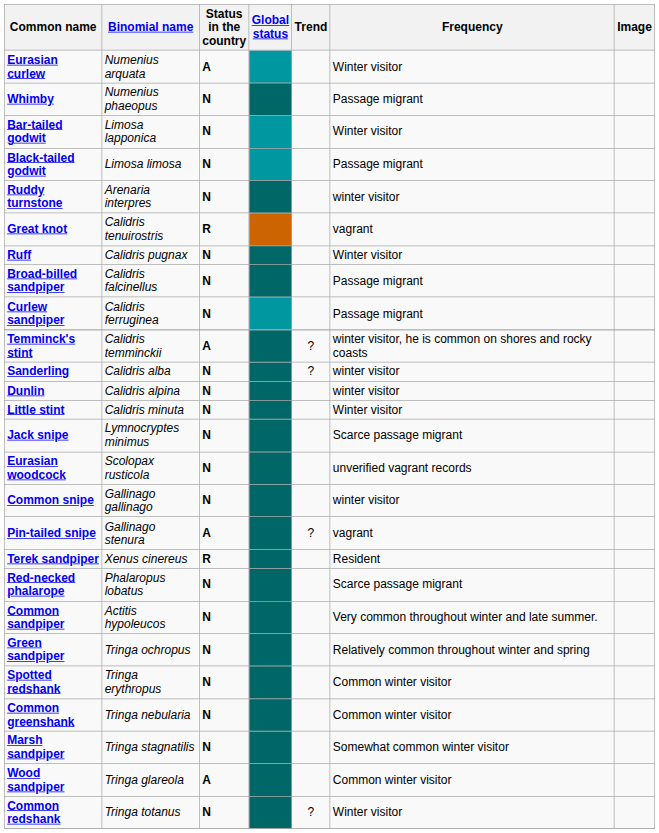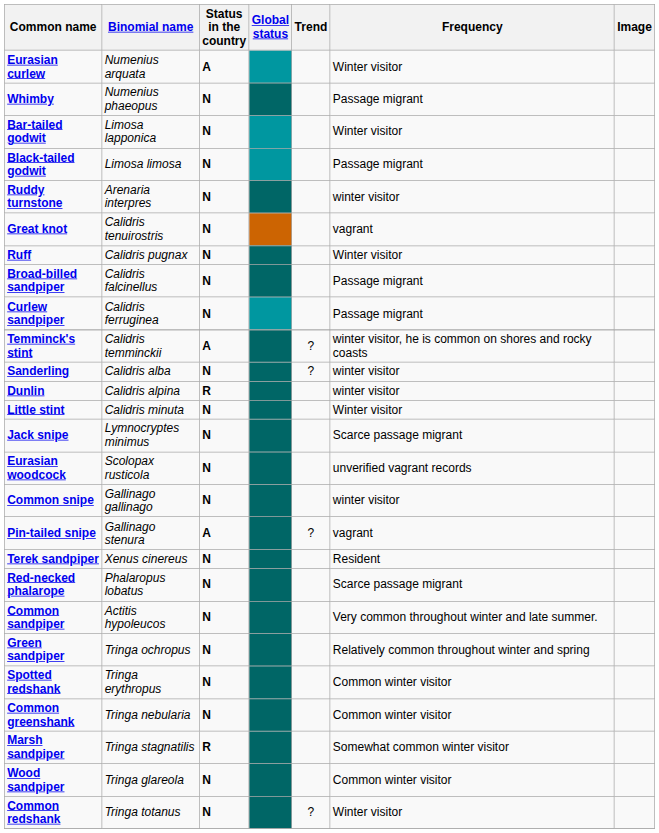(207, 229) R -> (207, 229) N
(207, 390) N -> (207, 390) R
(207, 559) R -> (207, 559) N
(207, 747) N -> (207, 747) R
(207, 780) A -> (207, 780) N
